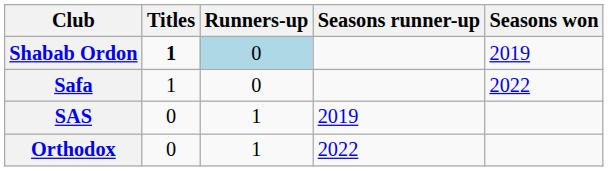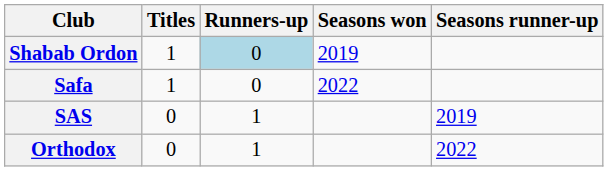columns swapped: (544, 20) <-> (399, 20)
(171, 52) bold -> (171, 52) normal
